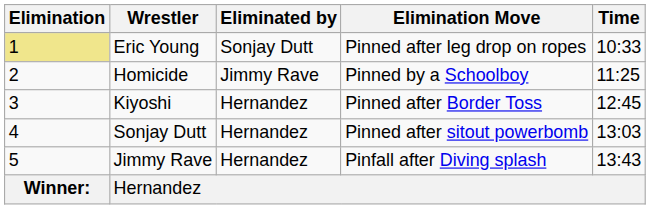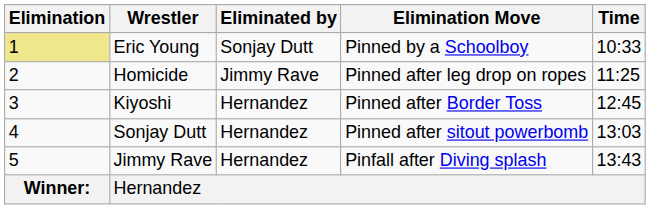(466, 47) Pinned after leg drop on ropes -> (437, 47) Pinned by a Schoolboy
(437, 75) Pinned by a Schoolboy -> (466, 75) Pinned after leg drop on ropes
